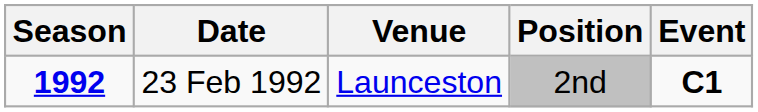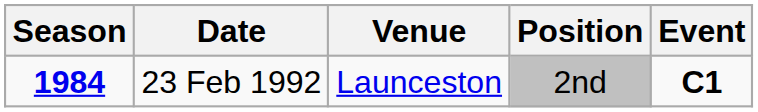(69, 81) 1992 -> (69, 81) 1984
